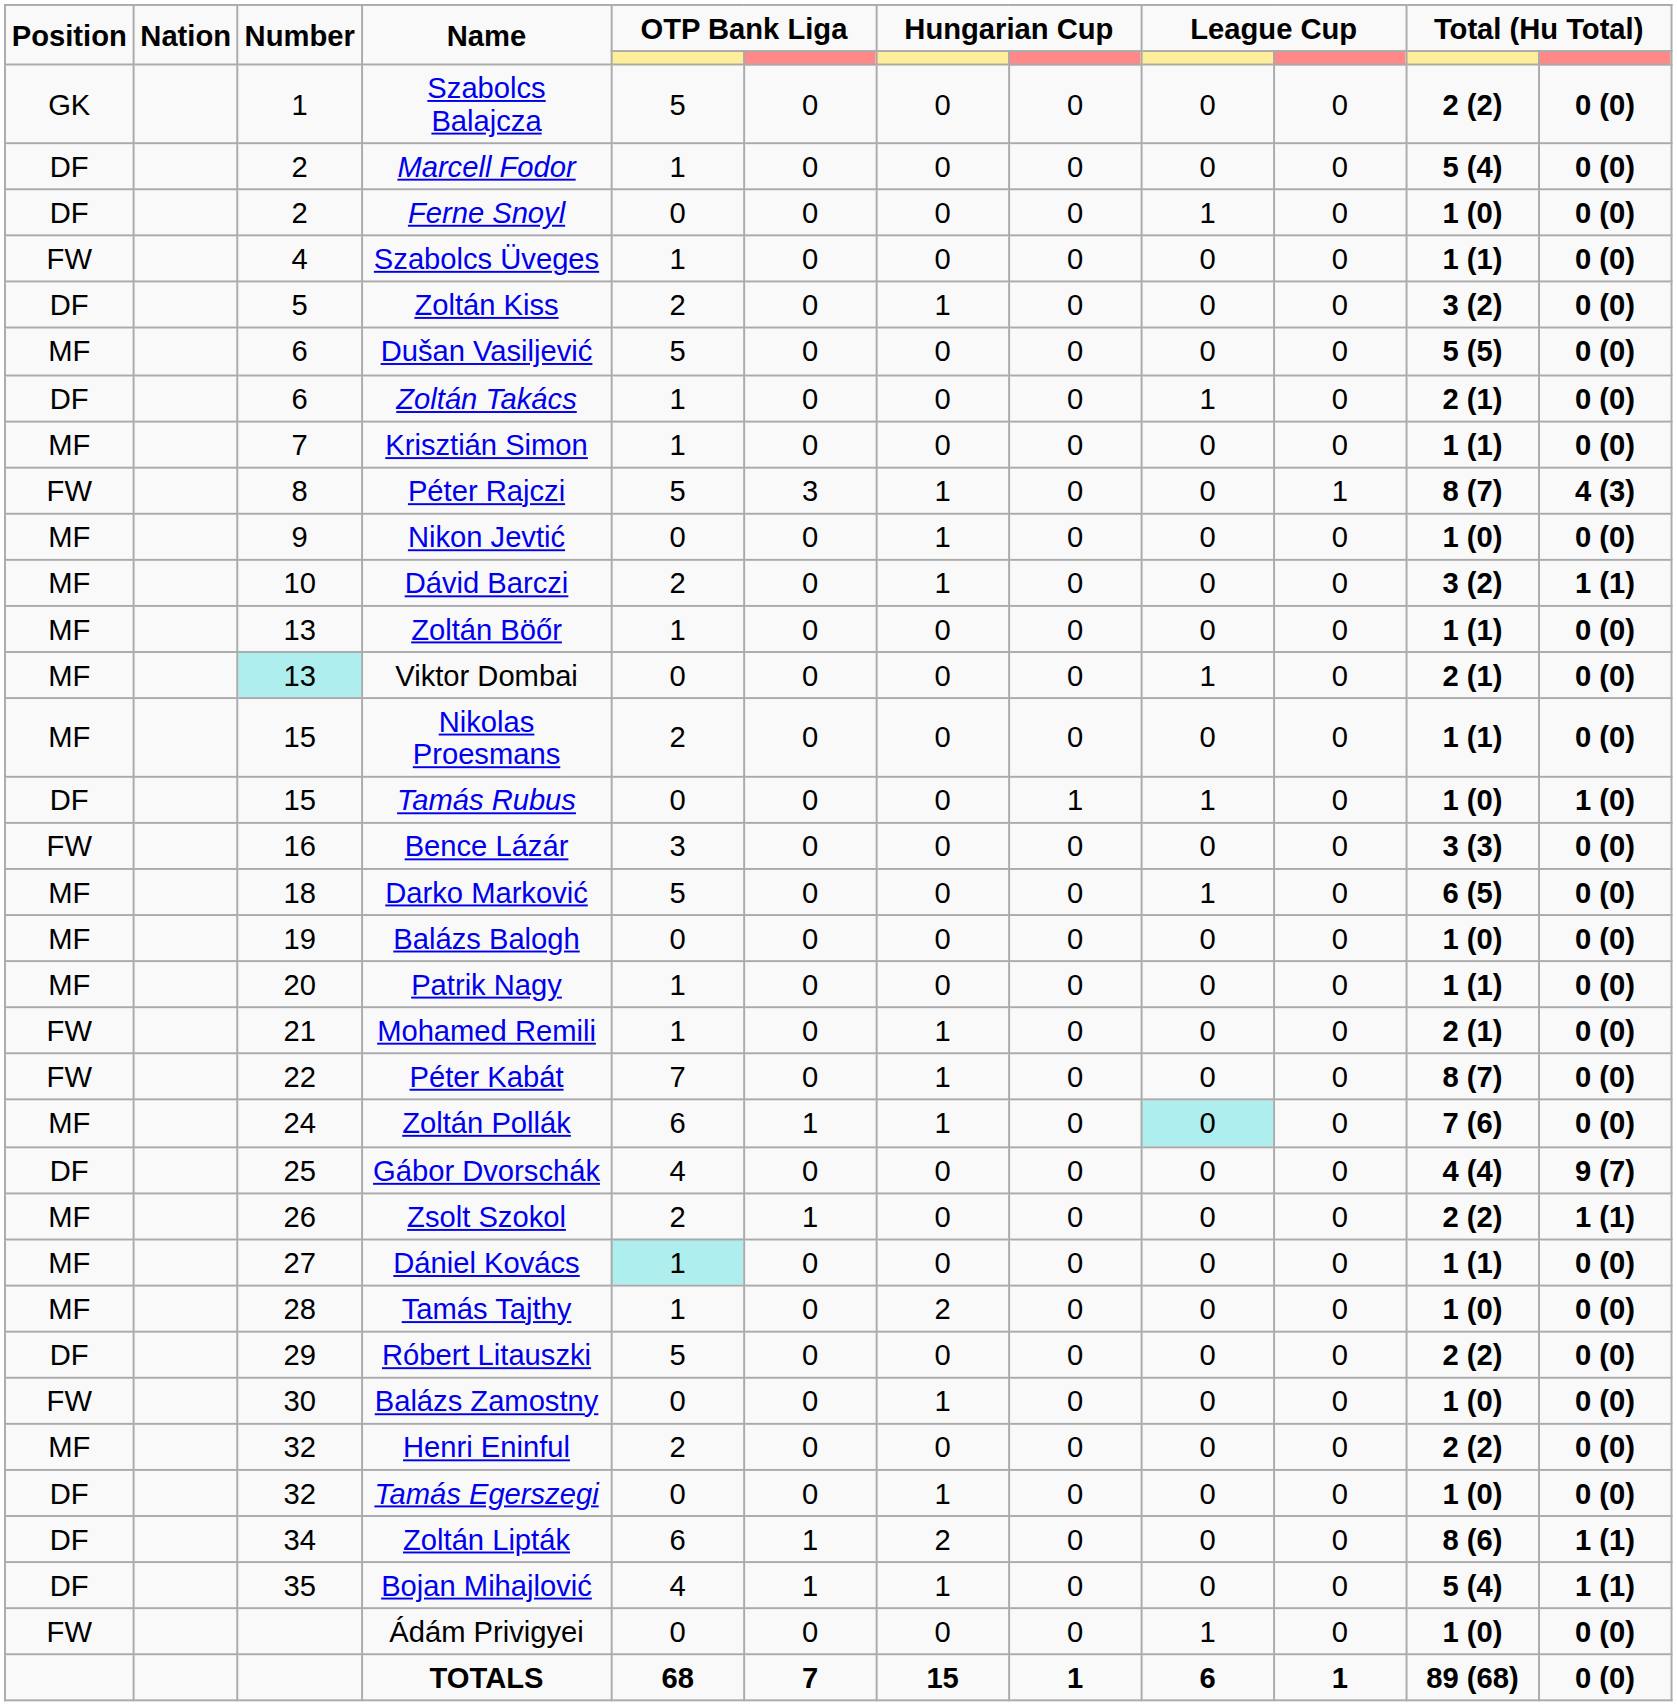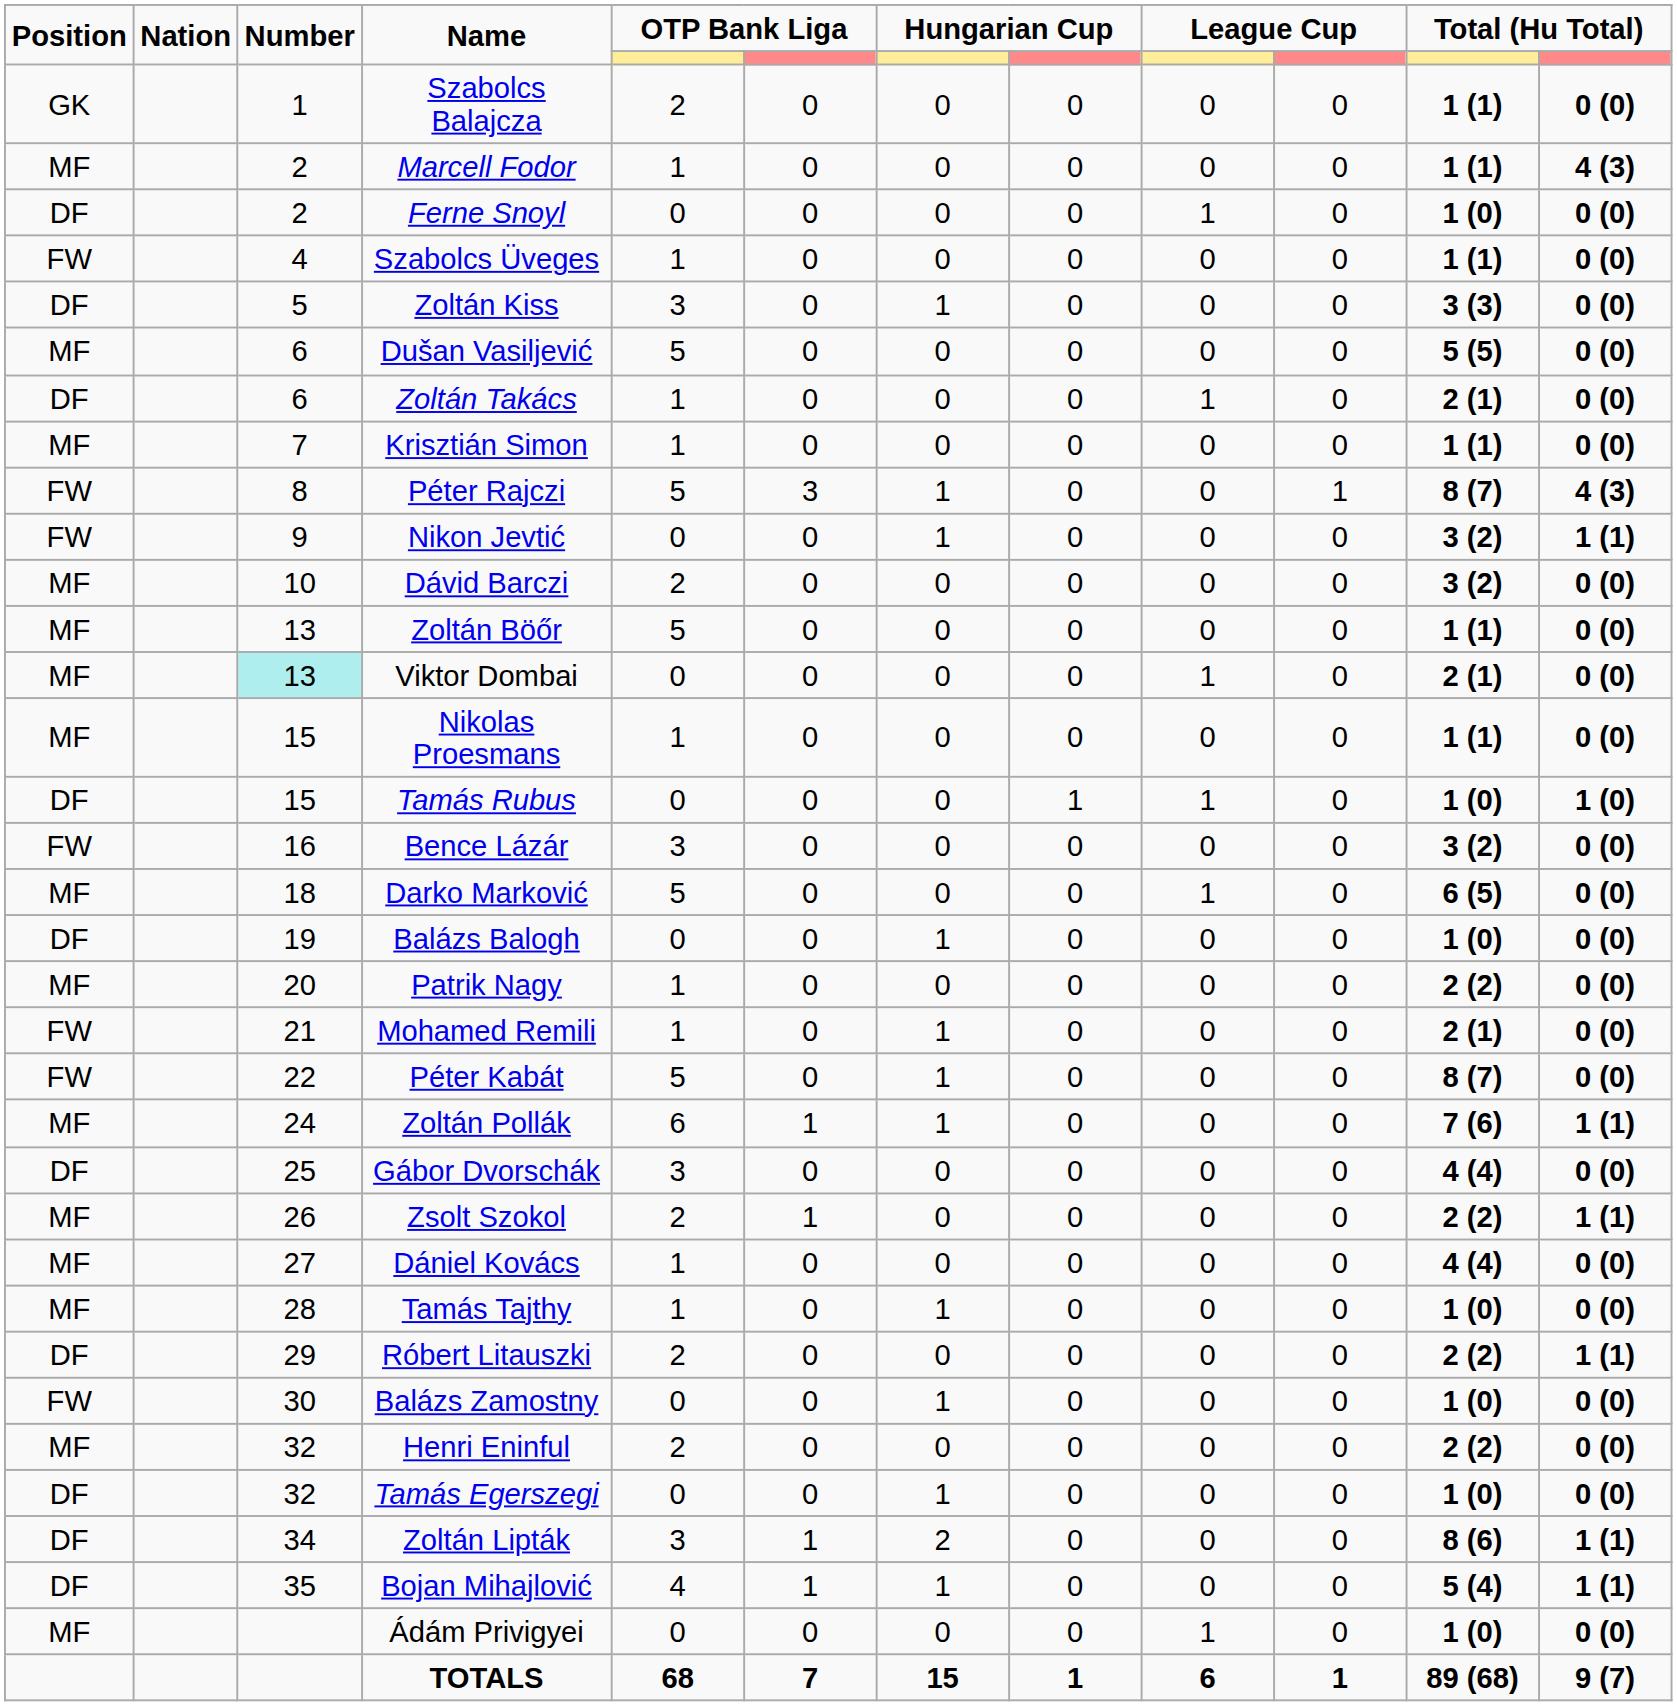(678, 104) 5 -> (678, 104) 2
(1472, 104) 2 (2) -> (1472, 104) 1 (1)
(69, 167) DF -> (69, 167) MF
(1472, 167) 5 (4) -> (1472, 167) 1 (1)
(1605, 167) 0 (0) -> (1605, 167) 4 (3)
(678, 305) 2 -> (678, 305) 3
(1472, 305) 3 (2) -> (1472, 305) 3 (3)
(69, 536) MF -> (69, 536) FW
(1472, 536) 1 (0) -> (1472, 536) 3 (2)
(1605, 536) 0 (0) -> (1605, 536) 1 (1)
(943, 583) 1 -> (943, 583) 0
(1605, 583) 1 (1) -> (1605, 583) 0 (0)
(678, 629) 1 -> (678, 629) 5
(678, 738) 2 -> (678, 738) 1
(1472, 846) 3 (3) -> (1472, 846) 3 (2)
(69, 939) MF -> (69, 939) DF
(943, 939) 0 -> (943, 939) 1
(1472, 985) 1 (1) -> (1472, 985) 2 (2)
(678, 1077) 7 -> (678, 1077) 5
(1208, 1123) paleturquoise background -> (1208, 1123) no background
(1605, 1123) 0 (0) -> (1605, 1123) 1 (1)
(678, 1170) 4 -> (678, 1170) 3
(1605, 1170) 9 (7) -> (1605, 1170) 0 (0)
(678, 1262) paleturquoise background -> (678, 1262) no background
(1472, 1262) 1 (1) -> (1472, 1262) 4 (4)
(943, 1308) 2 -> (943, 1308) 1
(678, 1354) 5 -> (678, 1354) 2
(1605, 1354) 0 (0) -> (1605, 1354) 1 (1)
(678, 1539) 6 -> (678, 1539) 3
(69, 1632) FW -> (69, 1632) MF
(1605, 1678) 0 (0) -> (1605, 1678) 9 (7)
